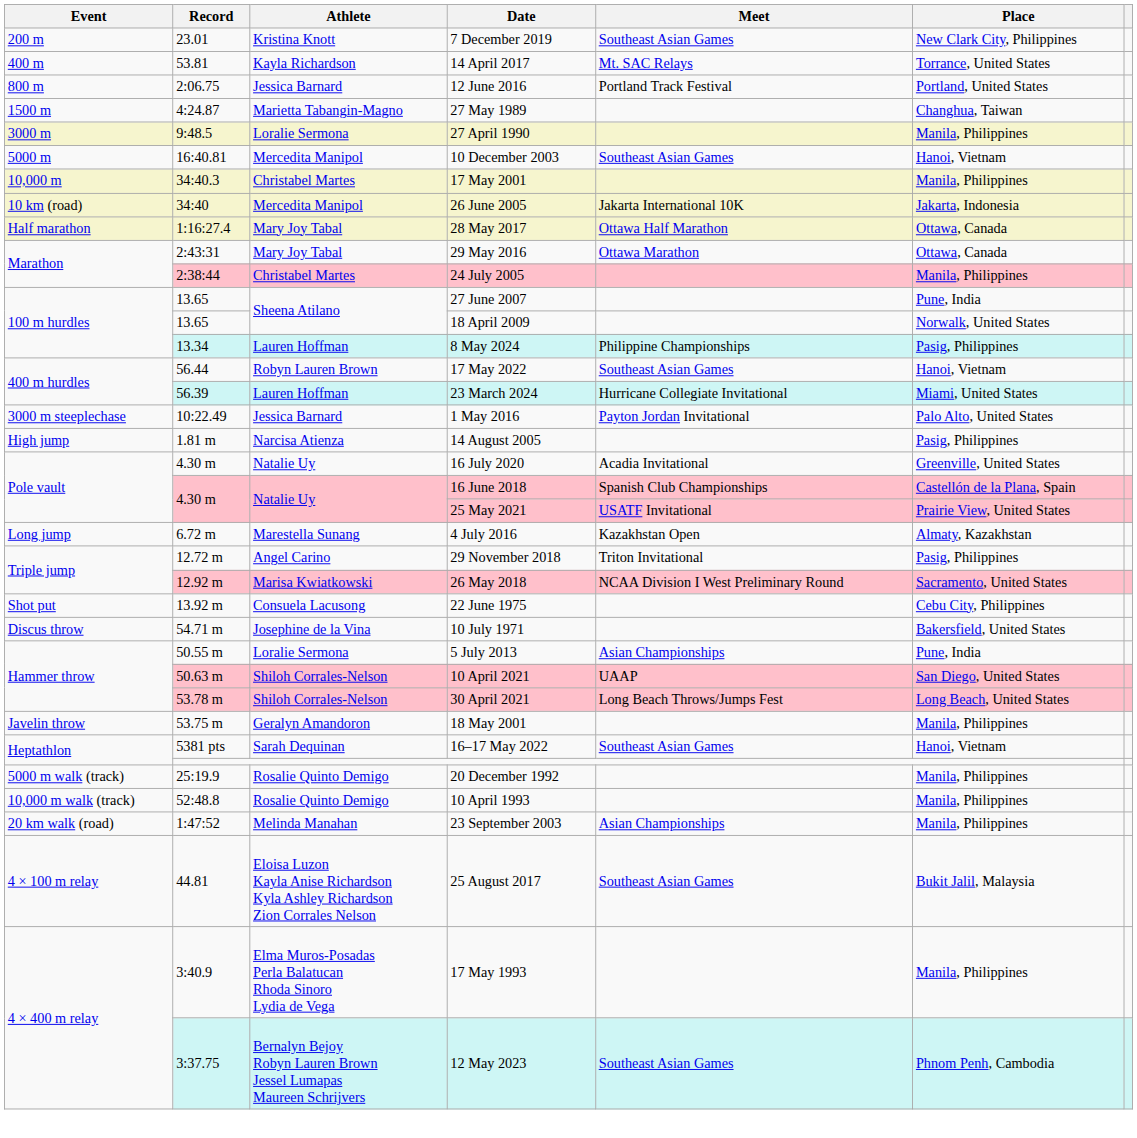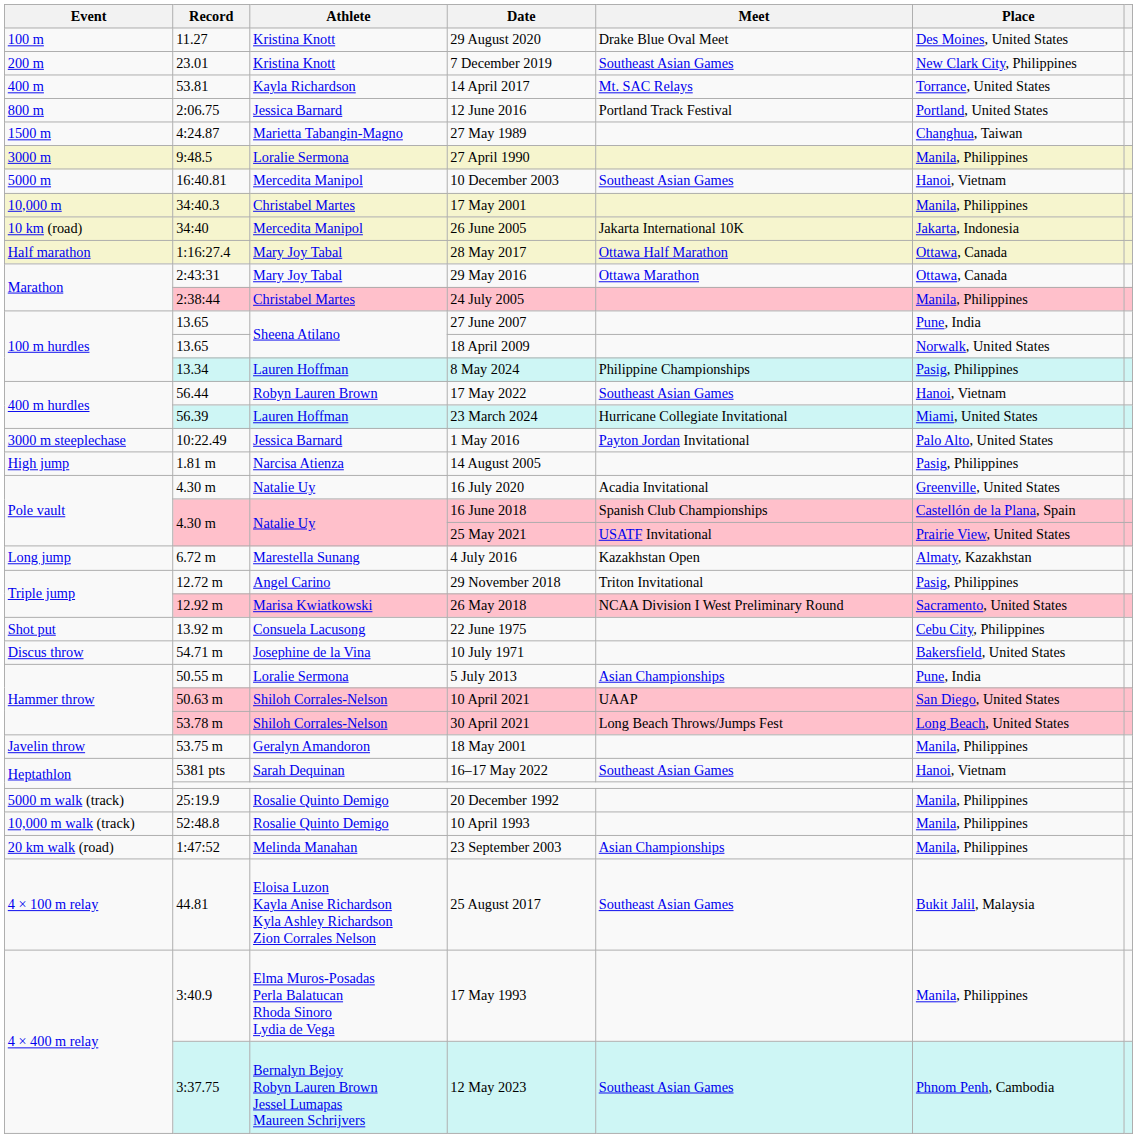+ row: (496, 40)
